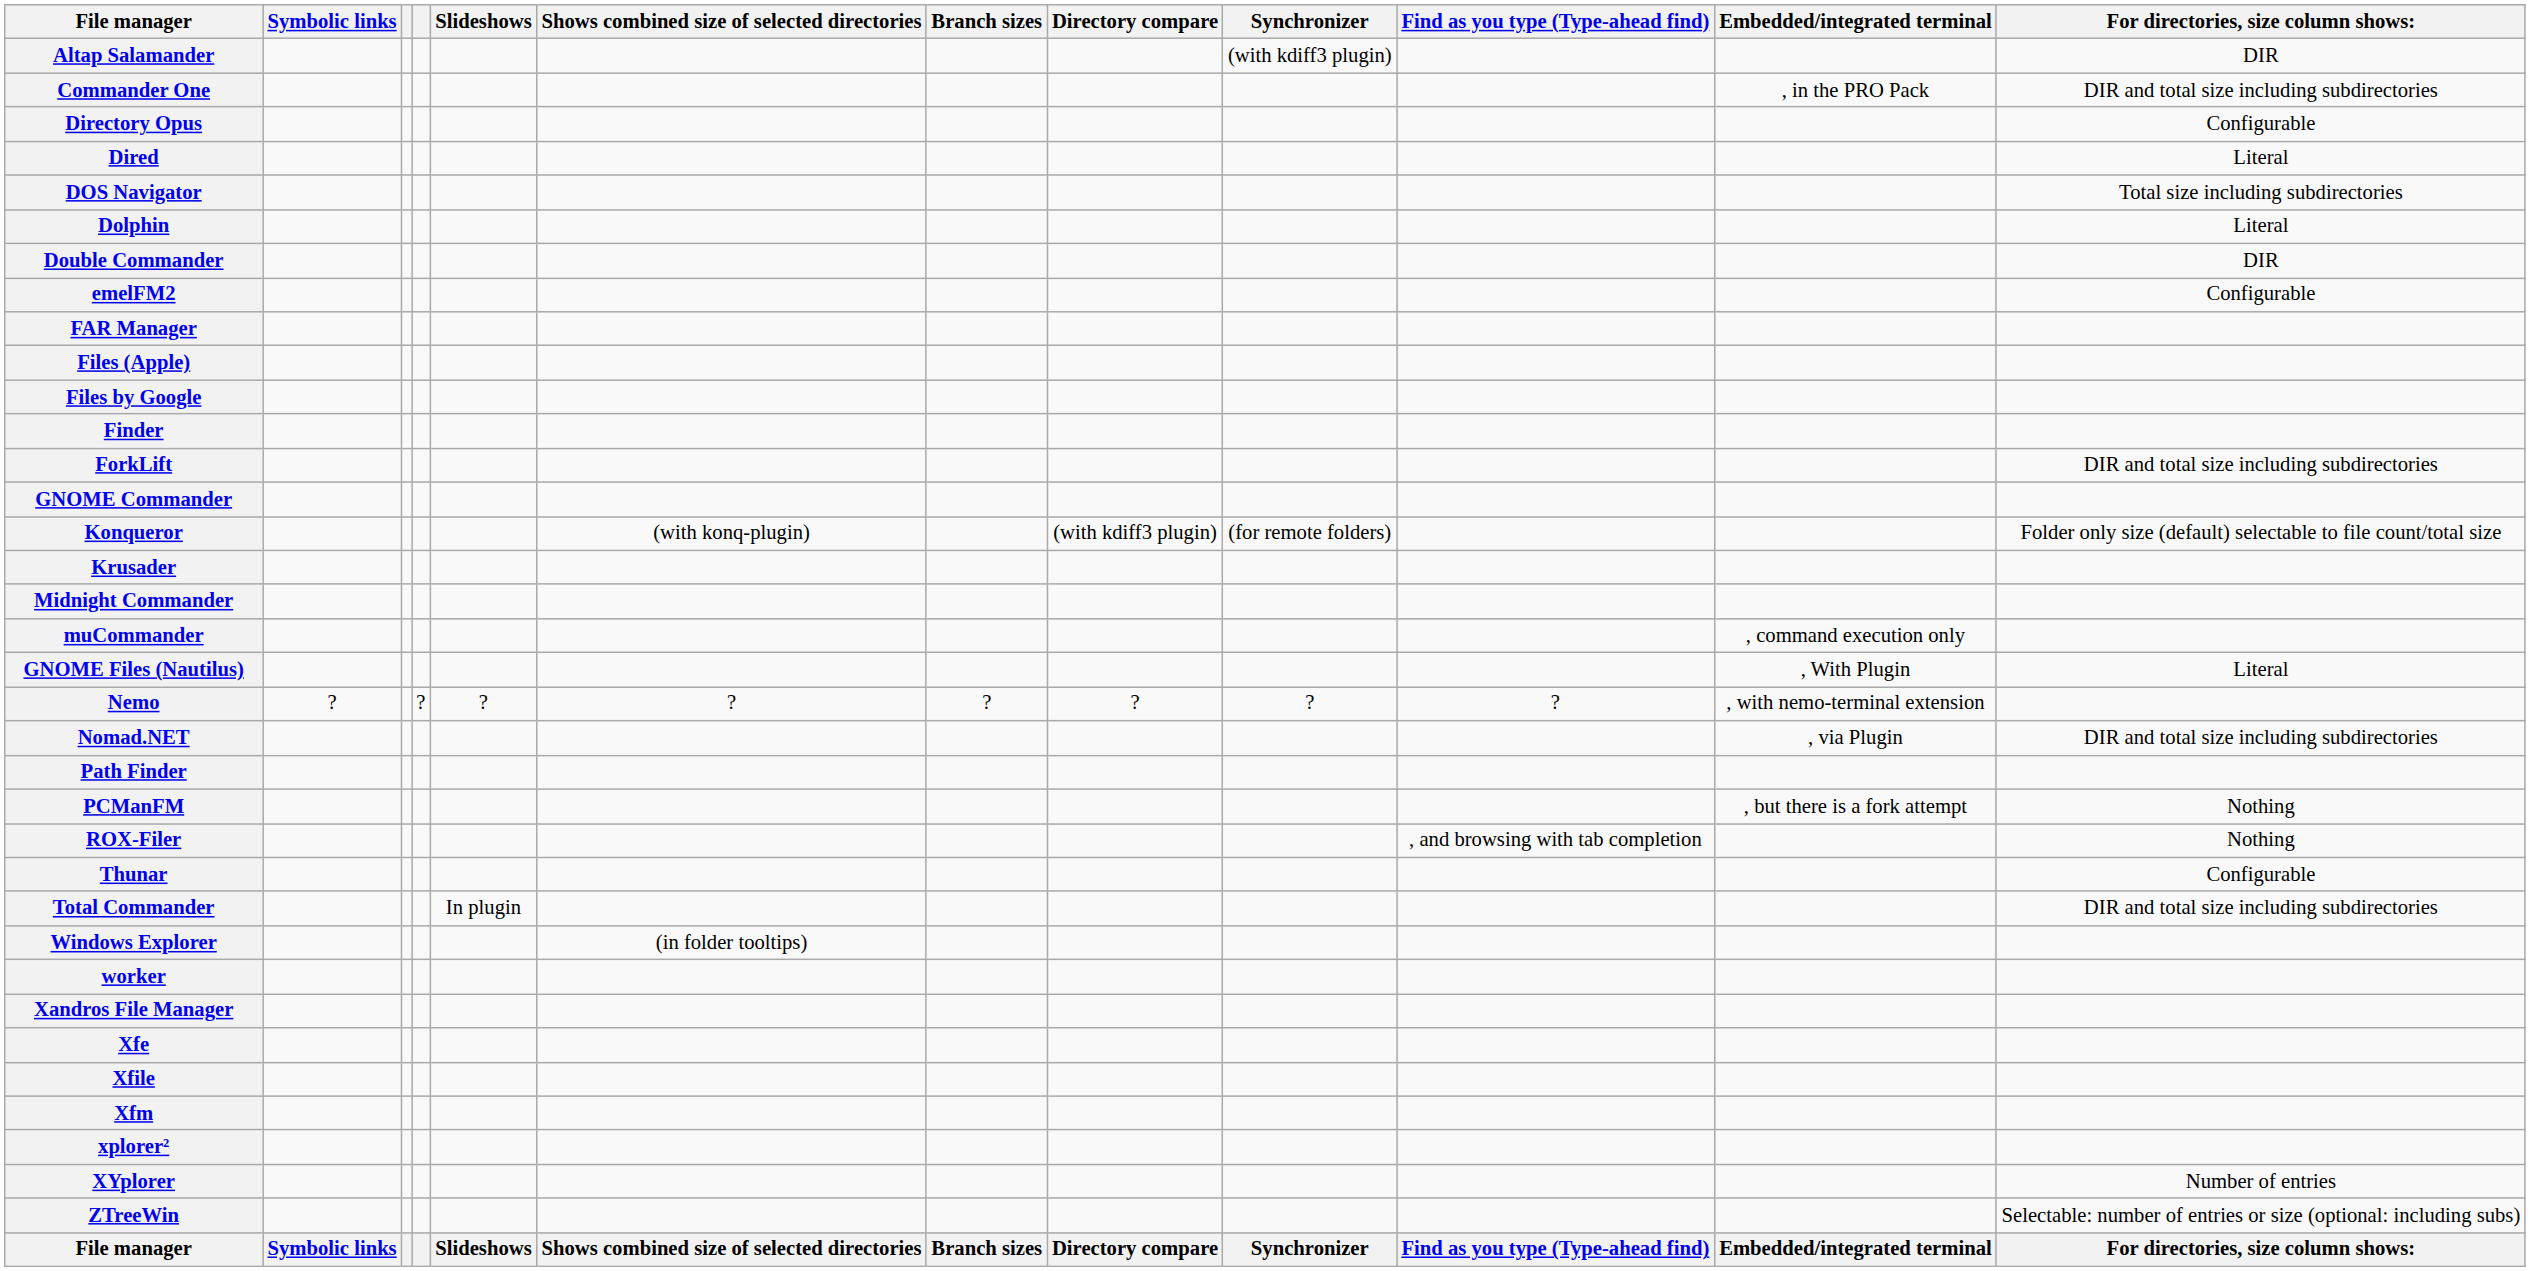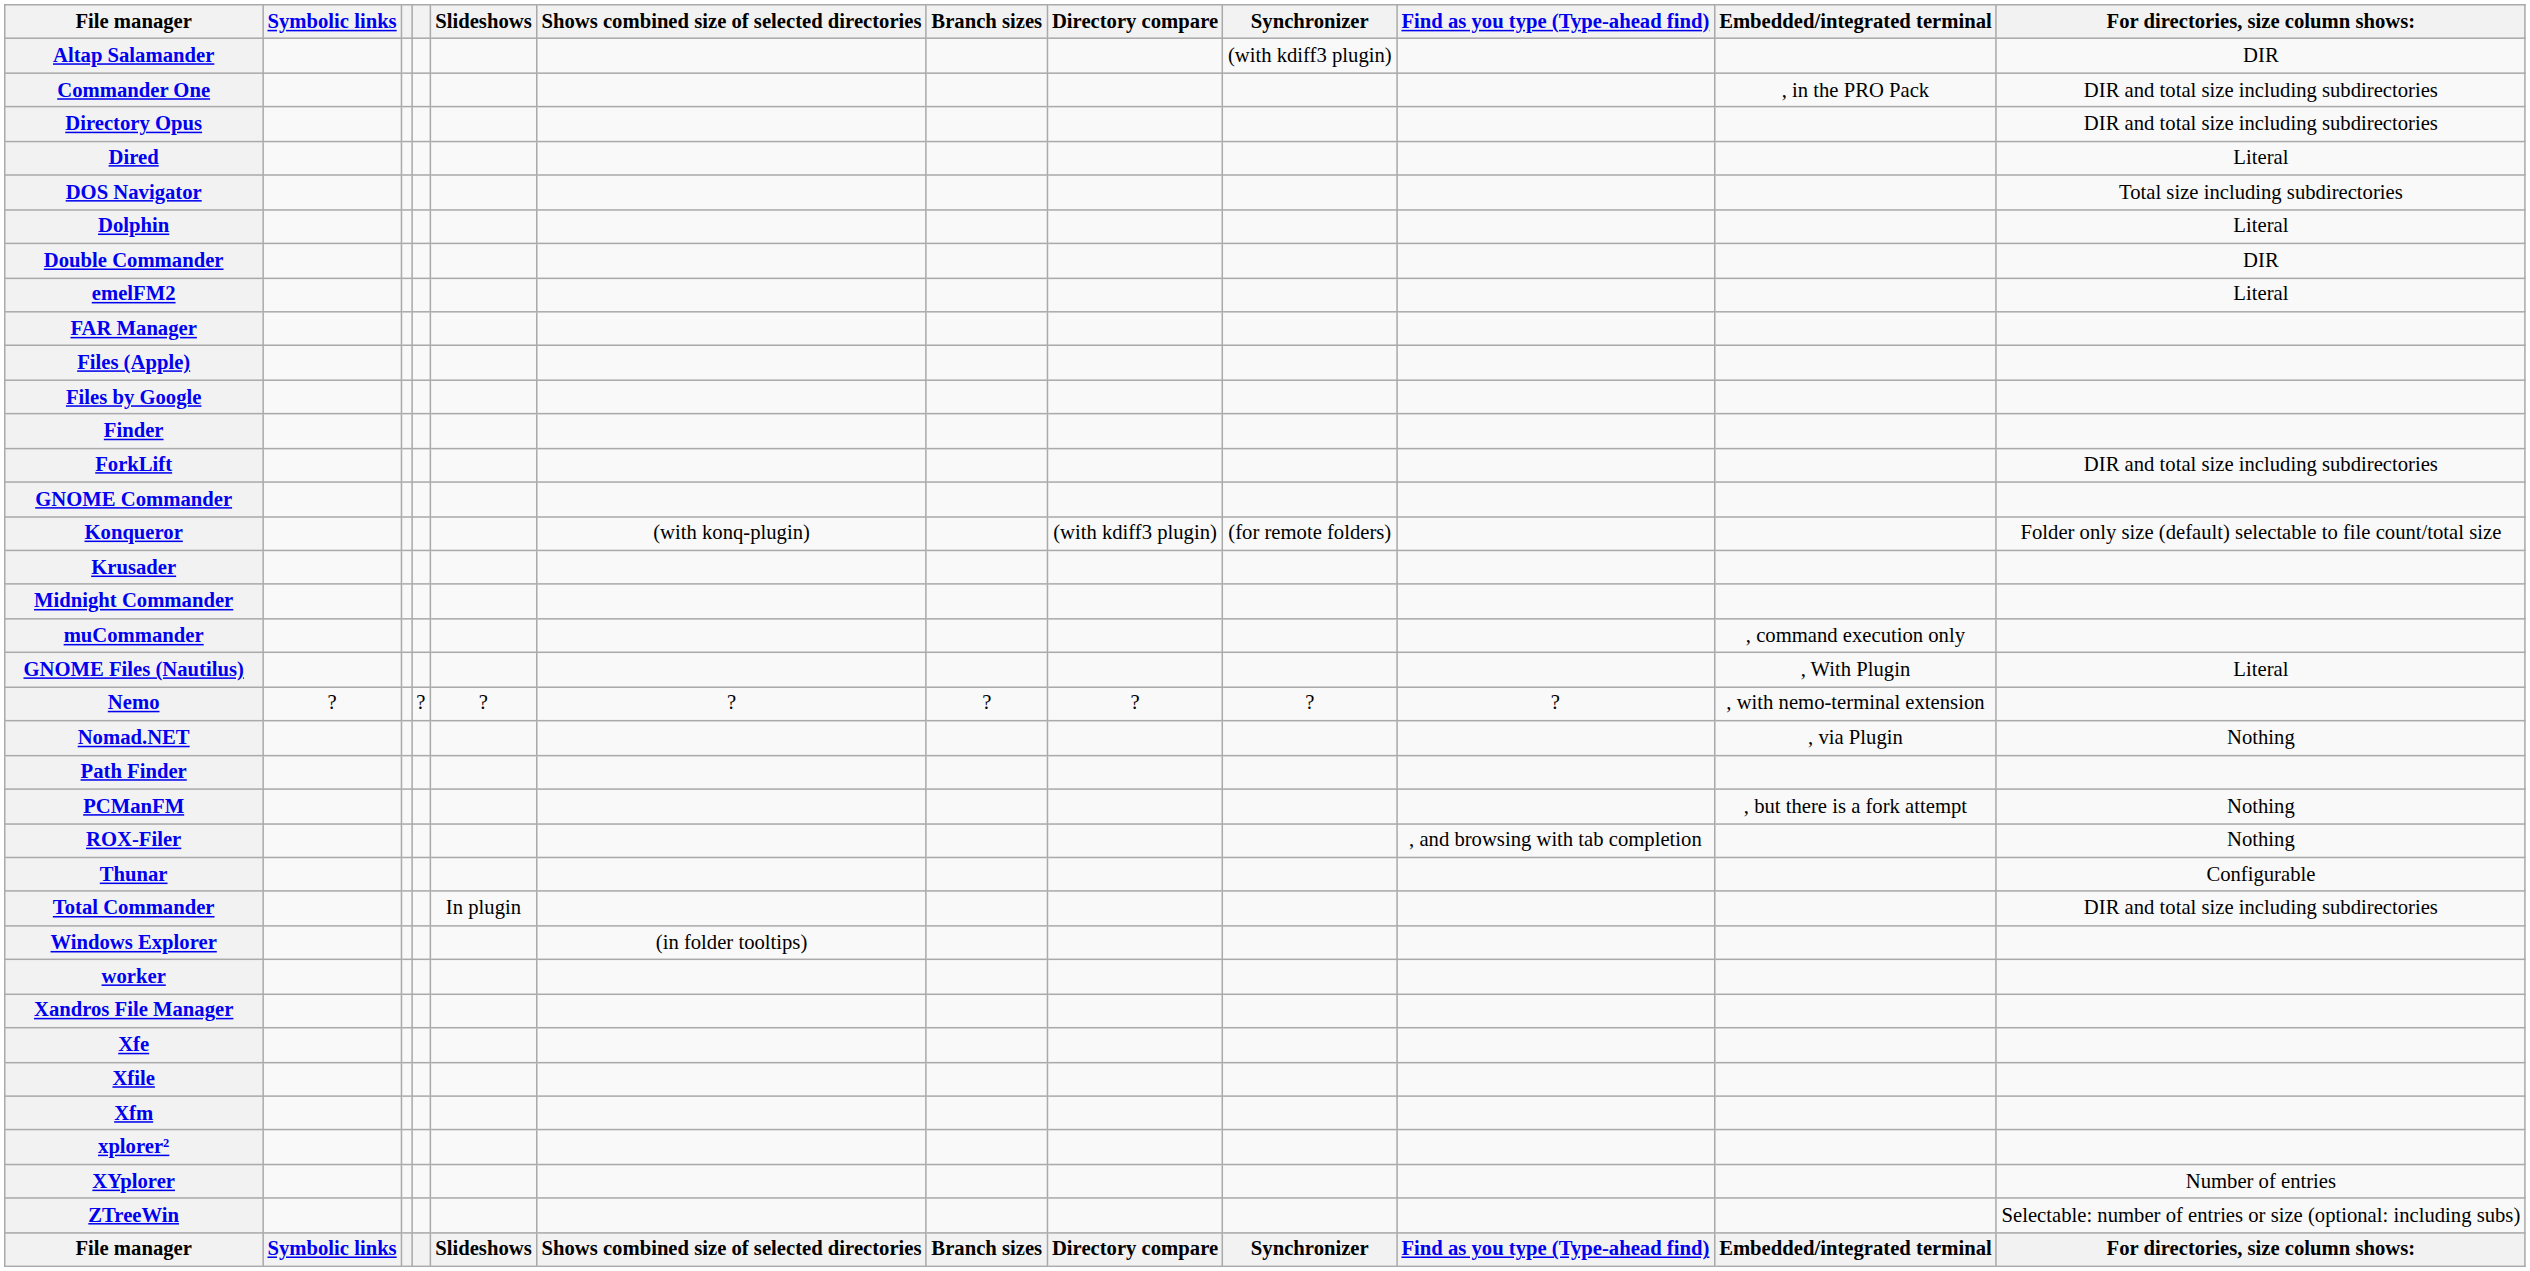(2261, 123) Configurable -> (2261, 123) DIR and total size including subdirectories
(2261, 293) Configurable -> (2261, 293) Literal
(2261, 737) DIR and total size including subdirectories -> (2261, 737) Nothing
